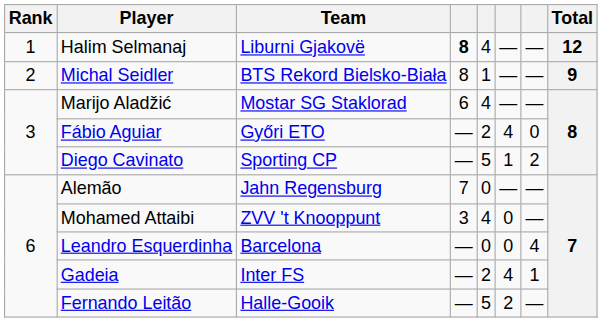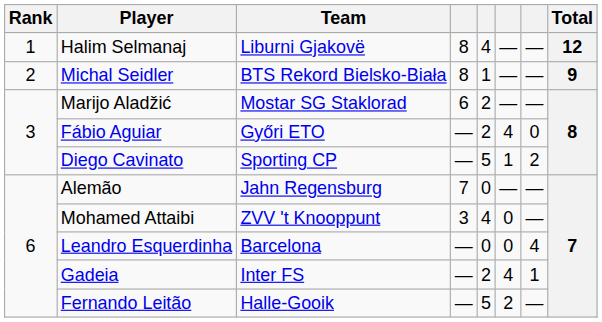(464, 47) bold -> (464, 47) normal
(486, 103) 4 -> (486, 103) 2
